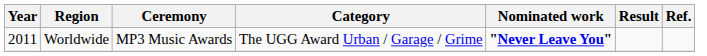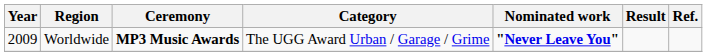(23, 39) 2011 -> (23, 39) 2009
(174, 39) normal -> (178, 39) bold
